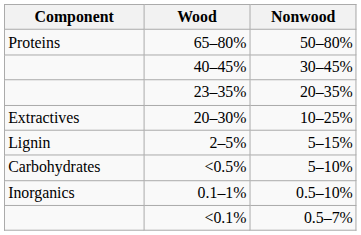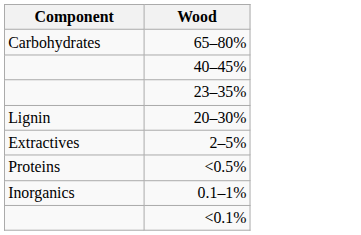- column: (303, 17)
(34, 42) Proteins -> (54, 42) Carbohydrates
(44, 117) Extractives -> (29, 117) Lignin
(29, 142) Lignin -> (44, 142) Extractives
(54, 167) Carbohydrates -> (34, 167) Proteins
